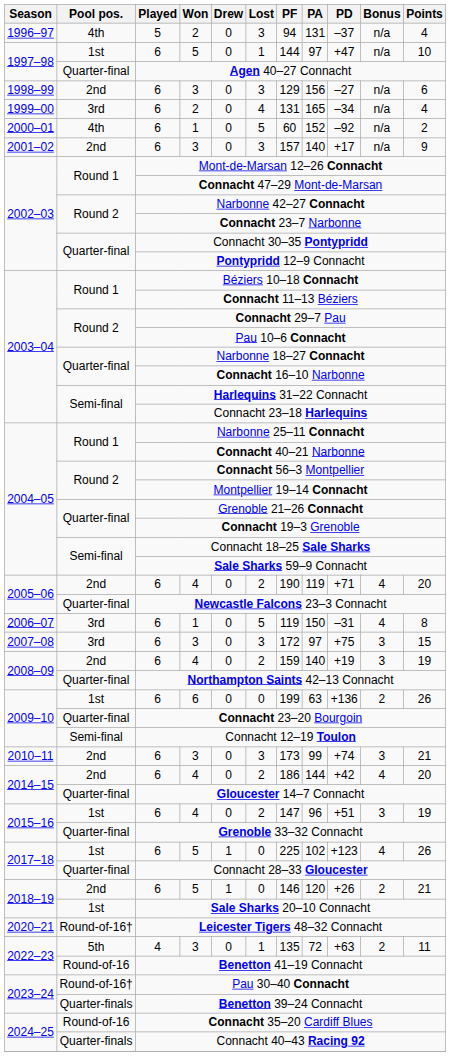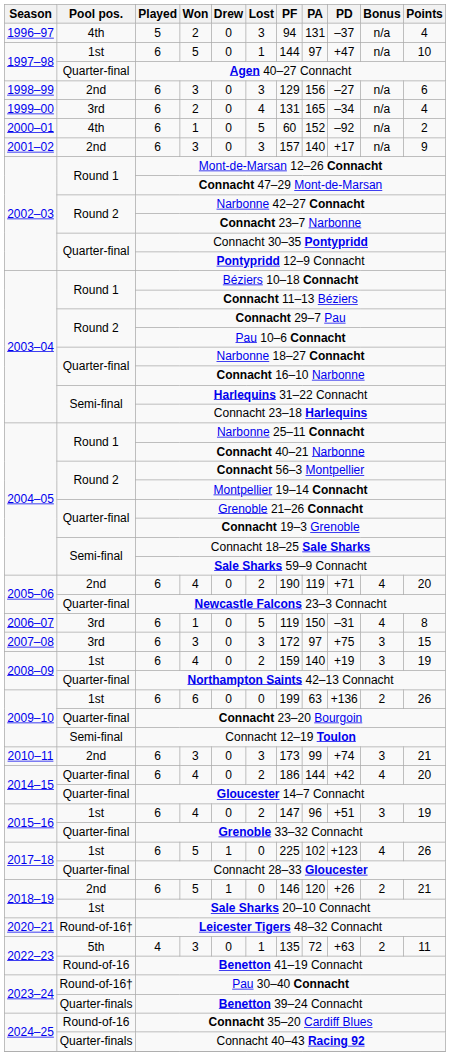(96, 661) 2nd -> (96, 661) 1st
(96, 775) 2nd -> (96, 775) Quarter-final
